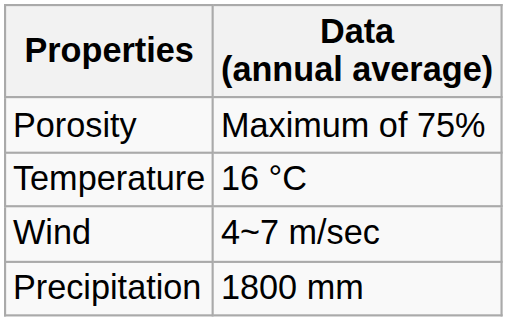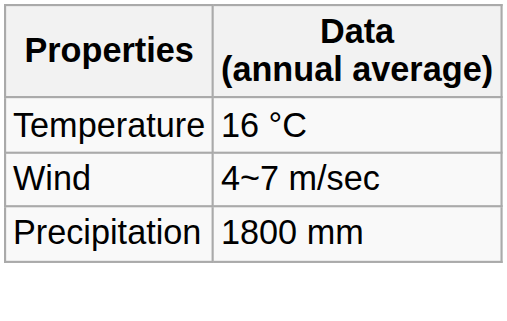- row: (75, 124)
